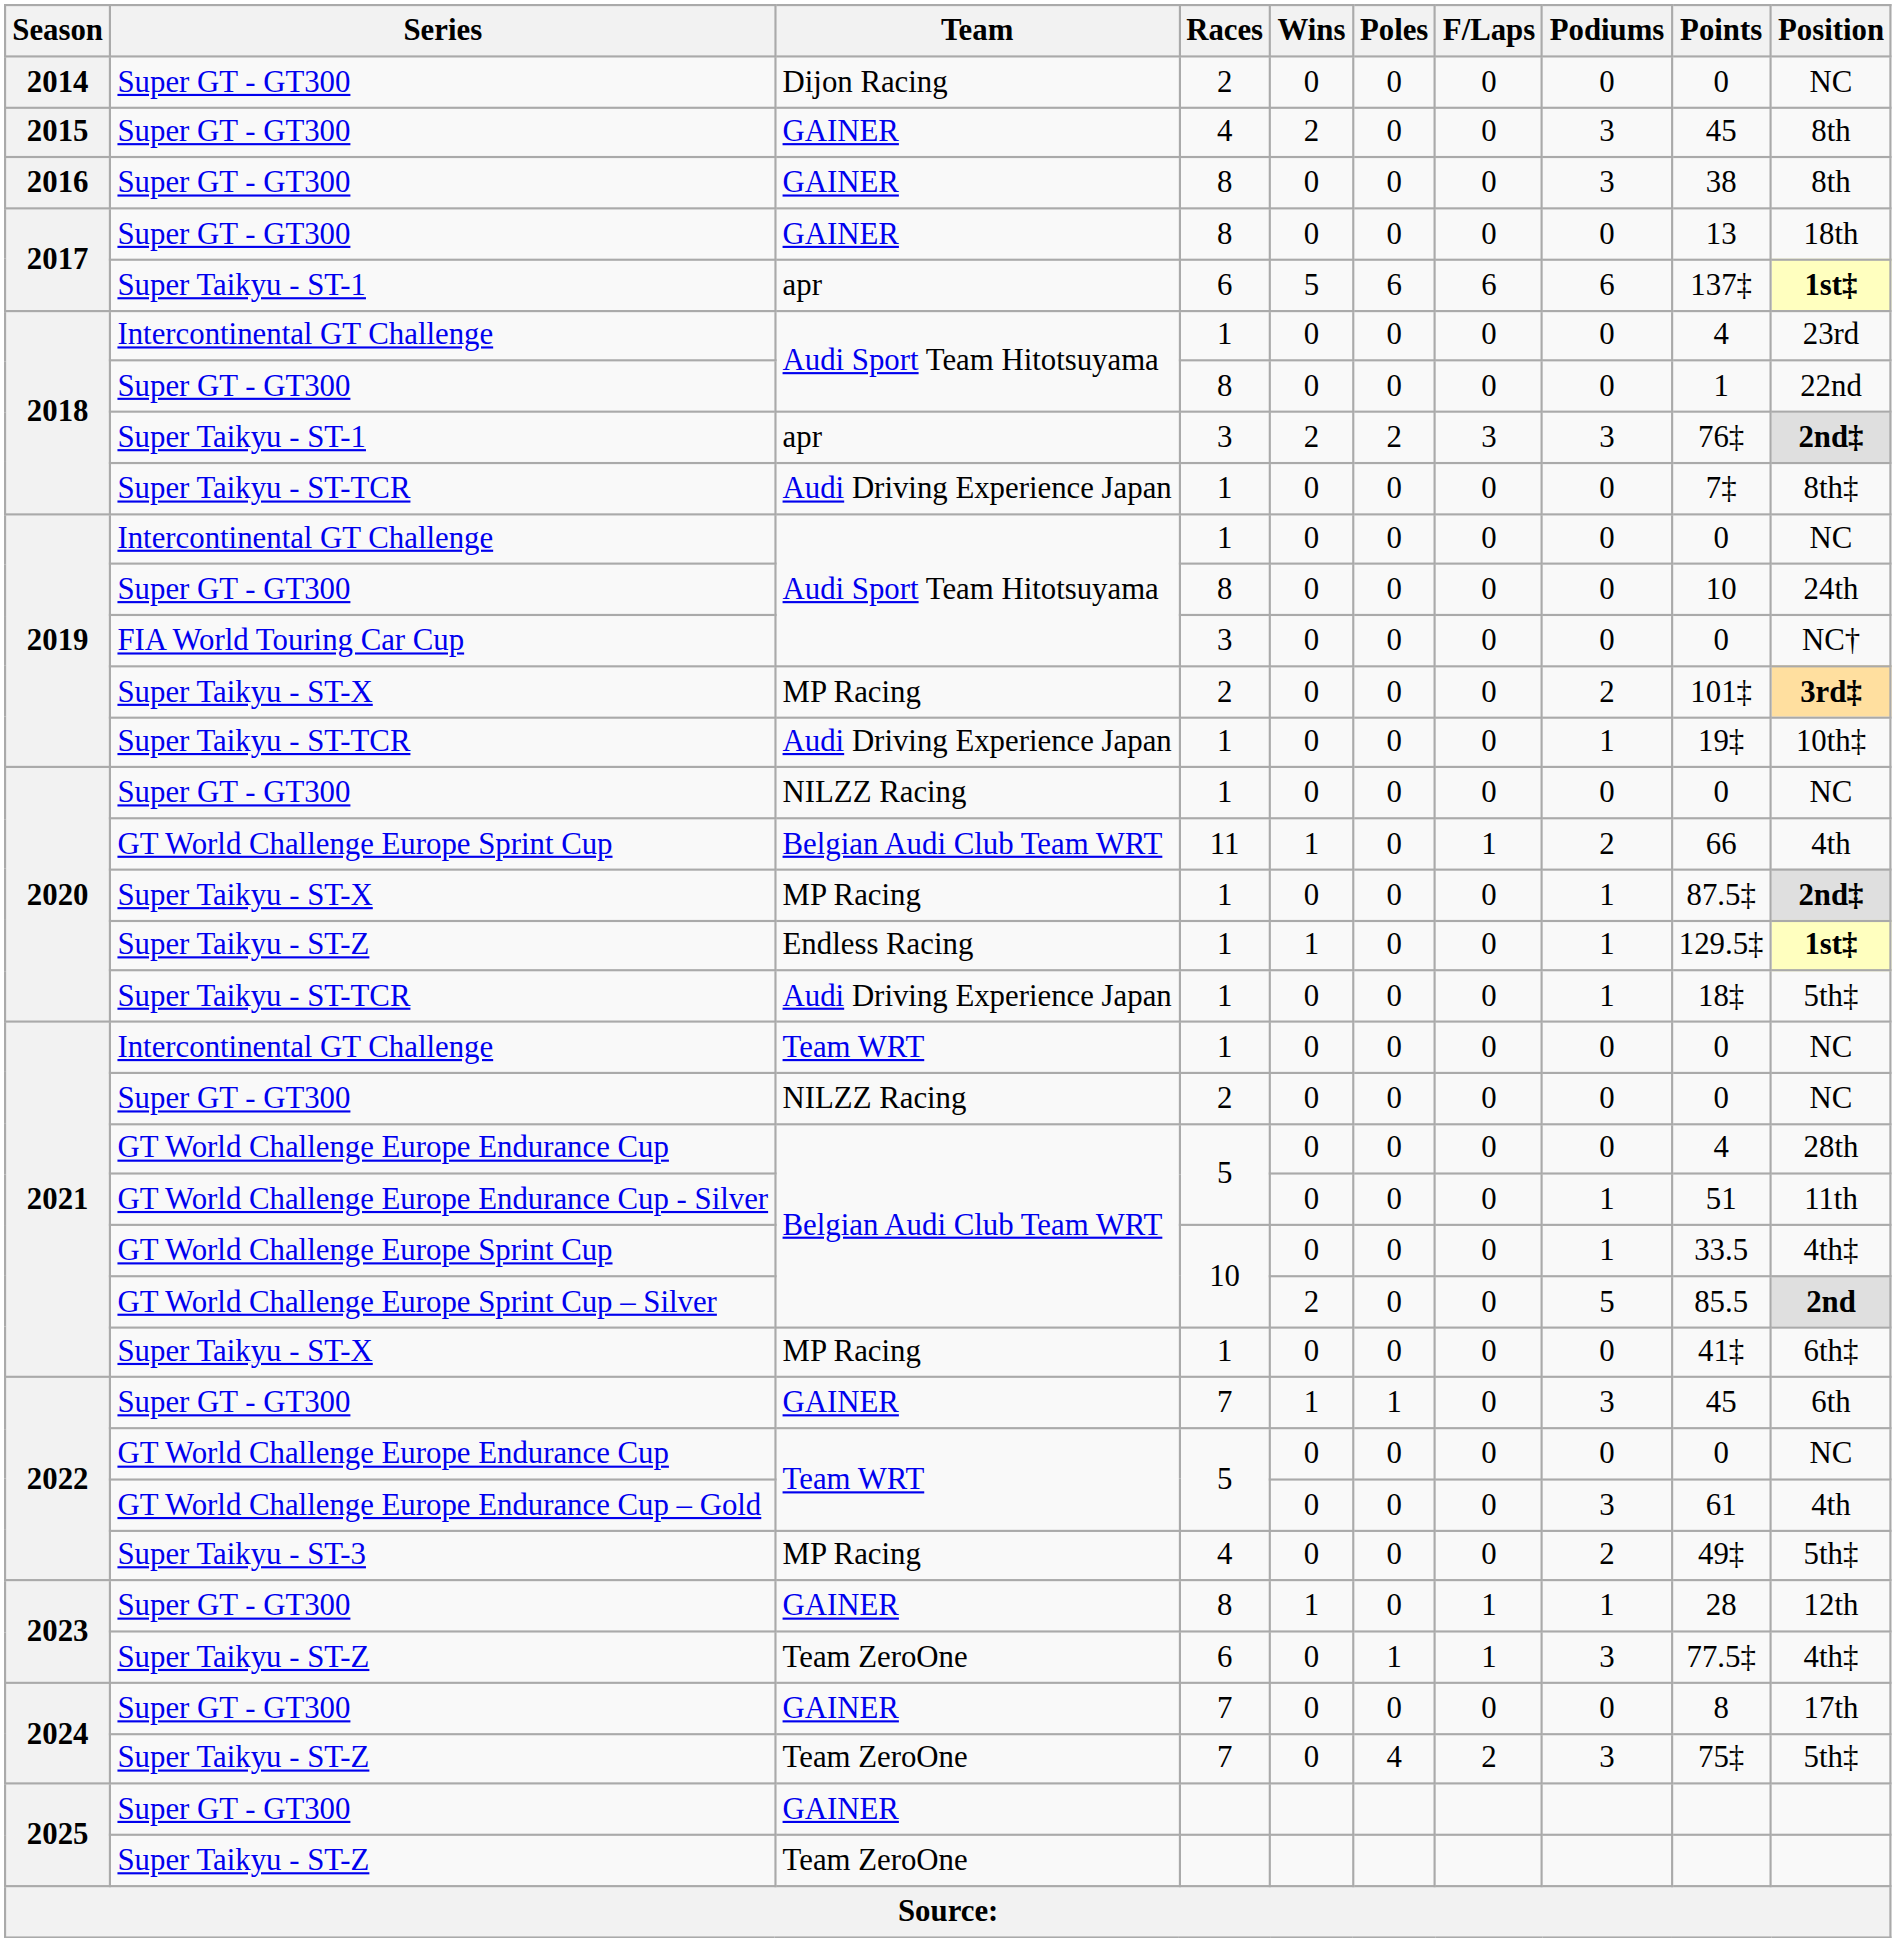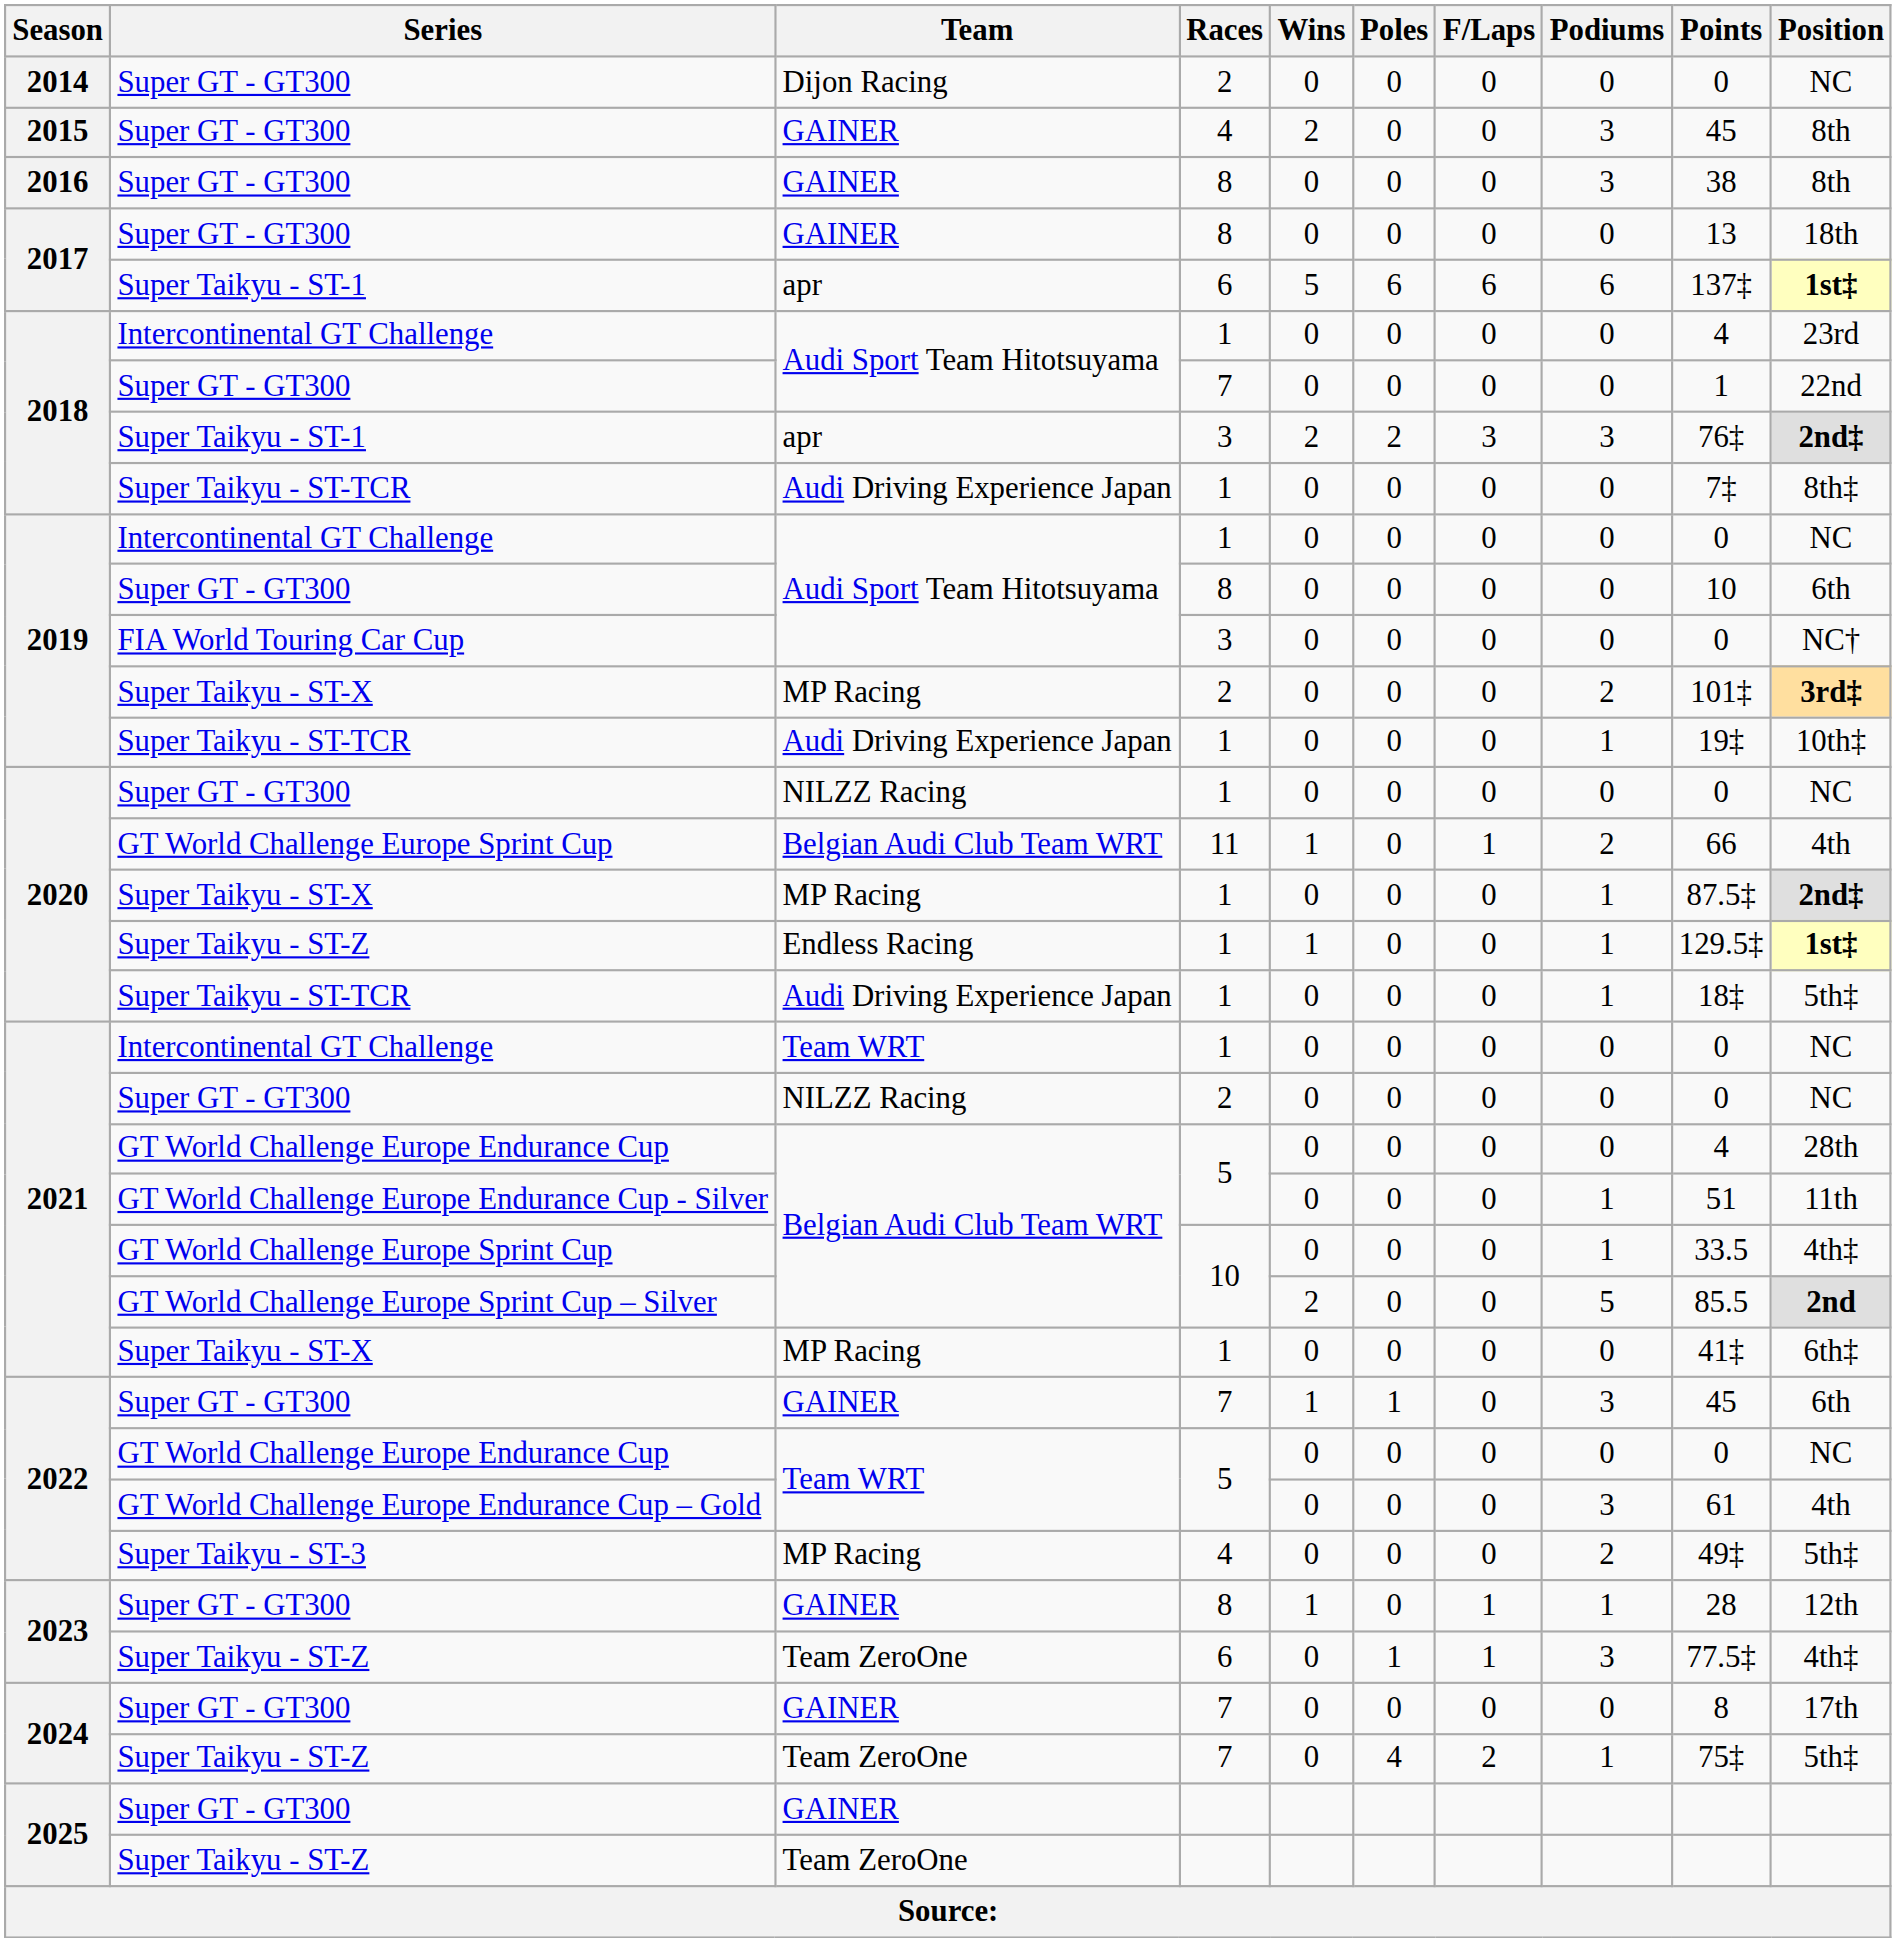(1225, 386) 8 -> (1225, 386) 7
(1831, 589) 24th -> (1831, 589) 6th
(1607, 1758) 3 -> (1607, 1758) 1
